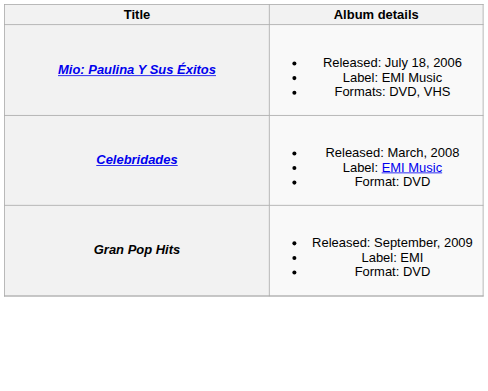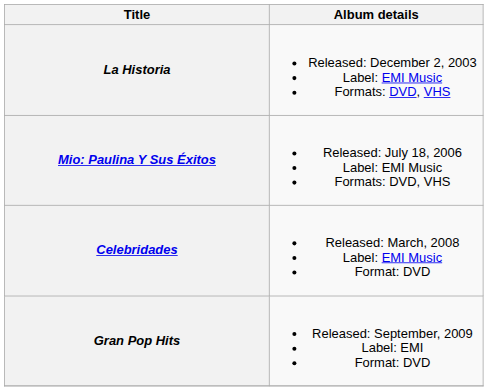+ row: (137, 70)
